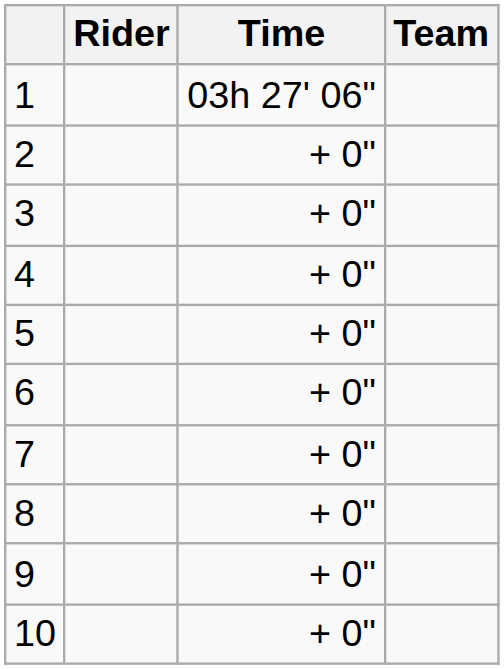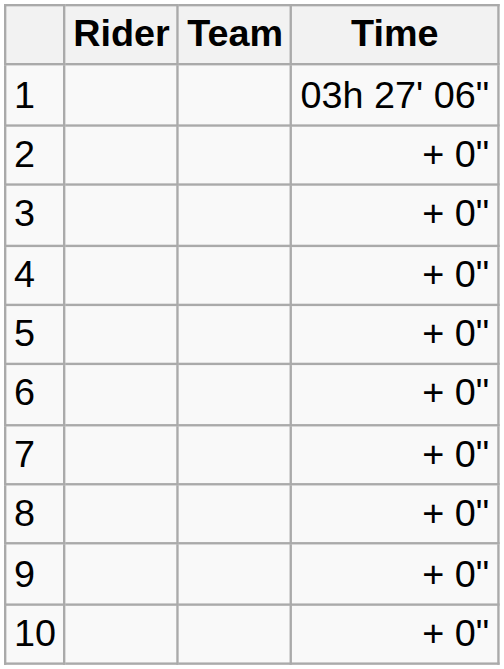columns swapped: (441, 34) <-> (282, 34)
